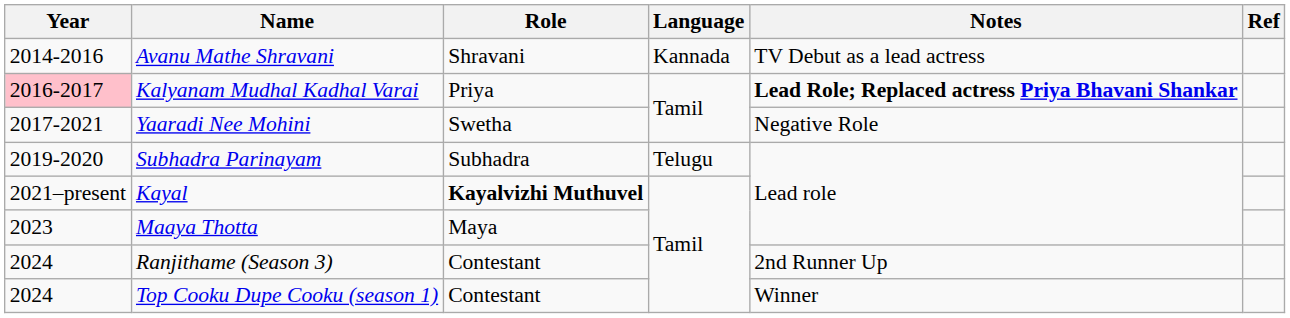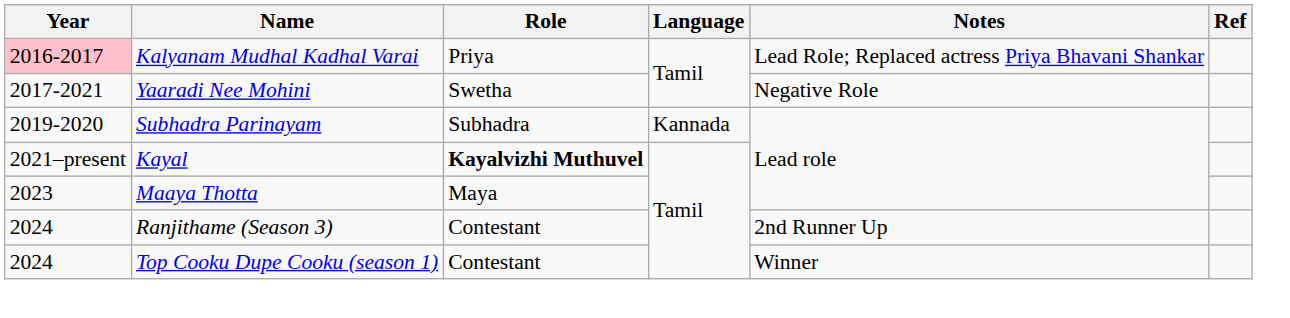- row: (235, 55)
(996, 90) bold -> (979, 55) normal
(683, 158) Telugu -> (691, 124) Kannada
